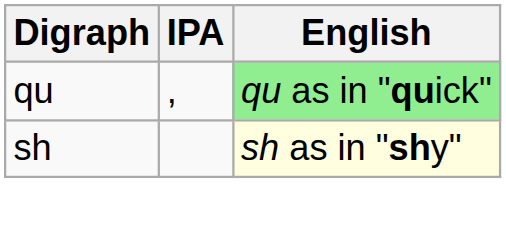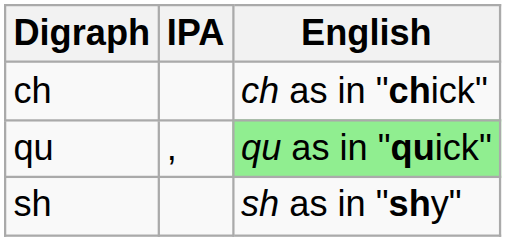+ row: (33, 90)
(351, 147) lightyellow background -> (351, 205) no background
